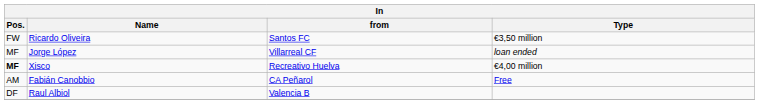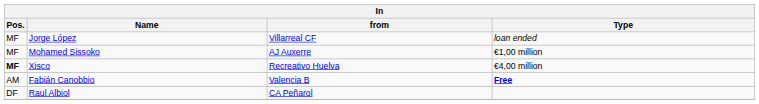- row: (60, 39)
+ row: (64, 52)
(291, 80) CA Peñarol -> (289, 80) Valencia B
(503, 80) normal -> (503, 80) bold
(289, 93) Valencia B -> (291, 93) CA Peñarol
